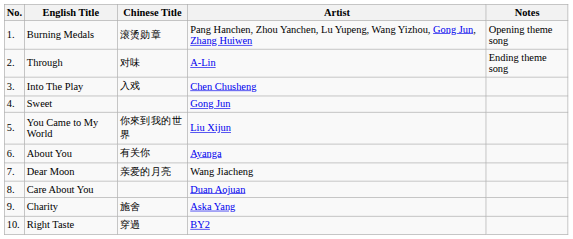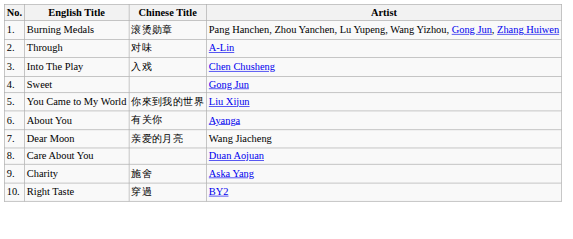- column: (527, 12)
